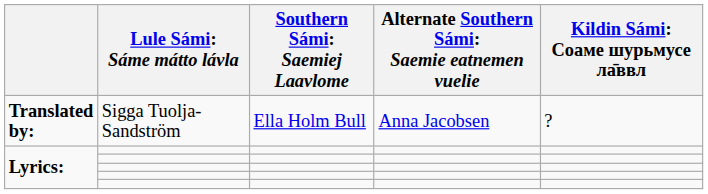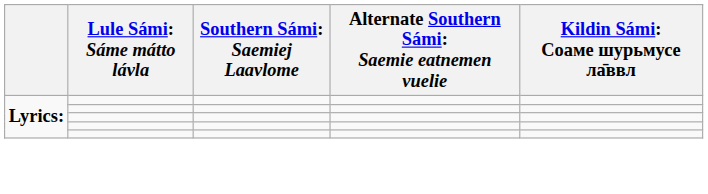- row: (51, 120)
